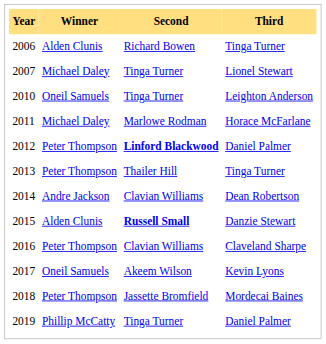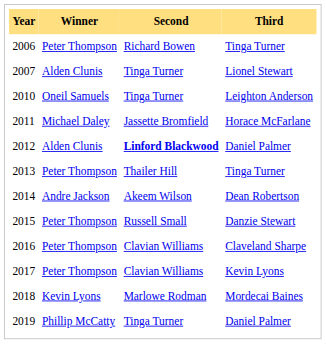(72, 46) Alden Clunis -> (79, 46) Peter Thompson
(76, 71) Michael Daley -> (72, 71) Alden Clunis
(165, 121) Marlowe Rodman -> (166, 121) Jassette Bromfield
(79, 146) Peter Thompson -> (72, 146) Alden Clunis
(163, 196) Clavian Williams -> (158, 196) Akeem Wilson
(72, 221) Alden Clunis -> (79, 221) Peter Thompson
(156, 221) bold -> (155, 221) normal
(75, 271) Oneil Samuels -> (79, 271) Peter Thompson
(158, 271) Akeem Wilson -> (163, 271) Clavian Williams
(79, 296) Peter Thompson -> (71, 296) Kevin Lyons
(166, 296) Jassette Bromfield -> (165, 296) Marlowe Rodman
